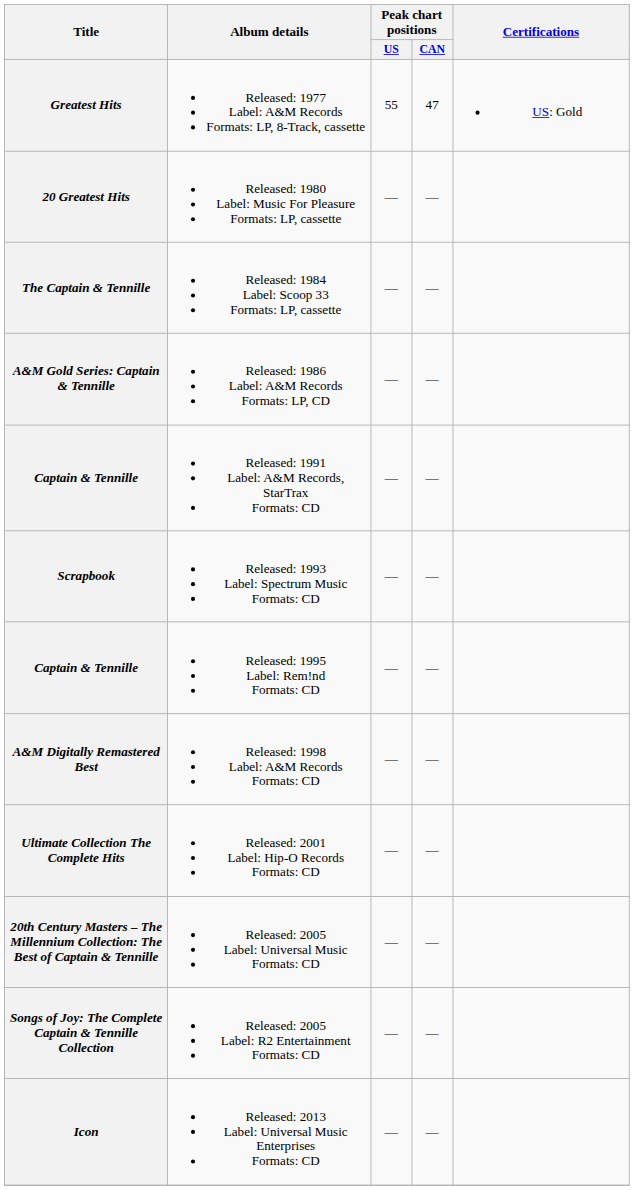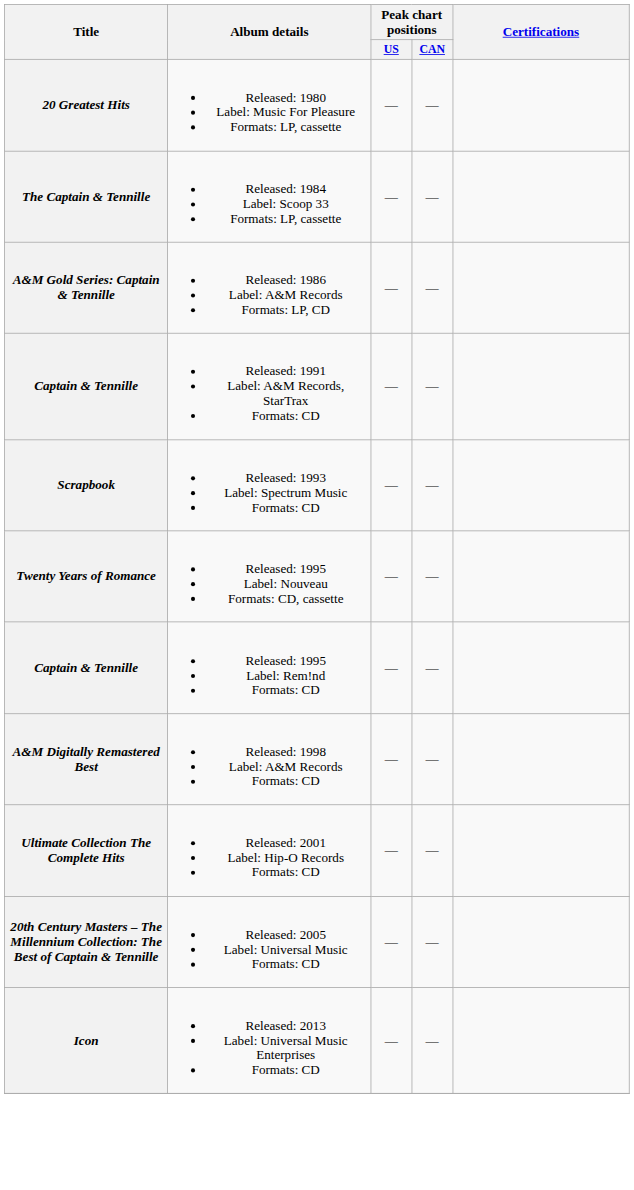- row: (86, 105)
+ row: (86, 576)
- row: (86, 1033)
